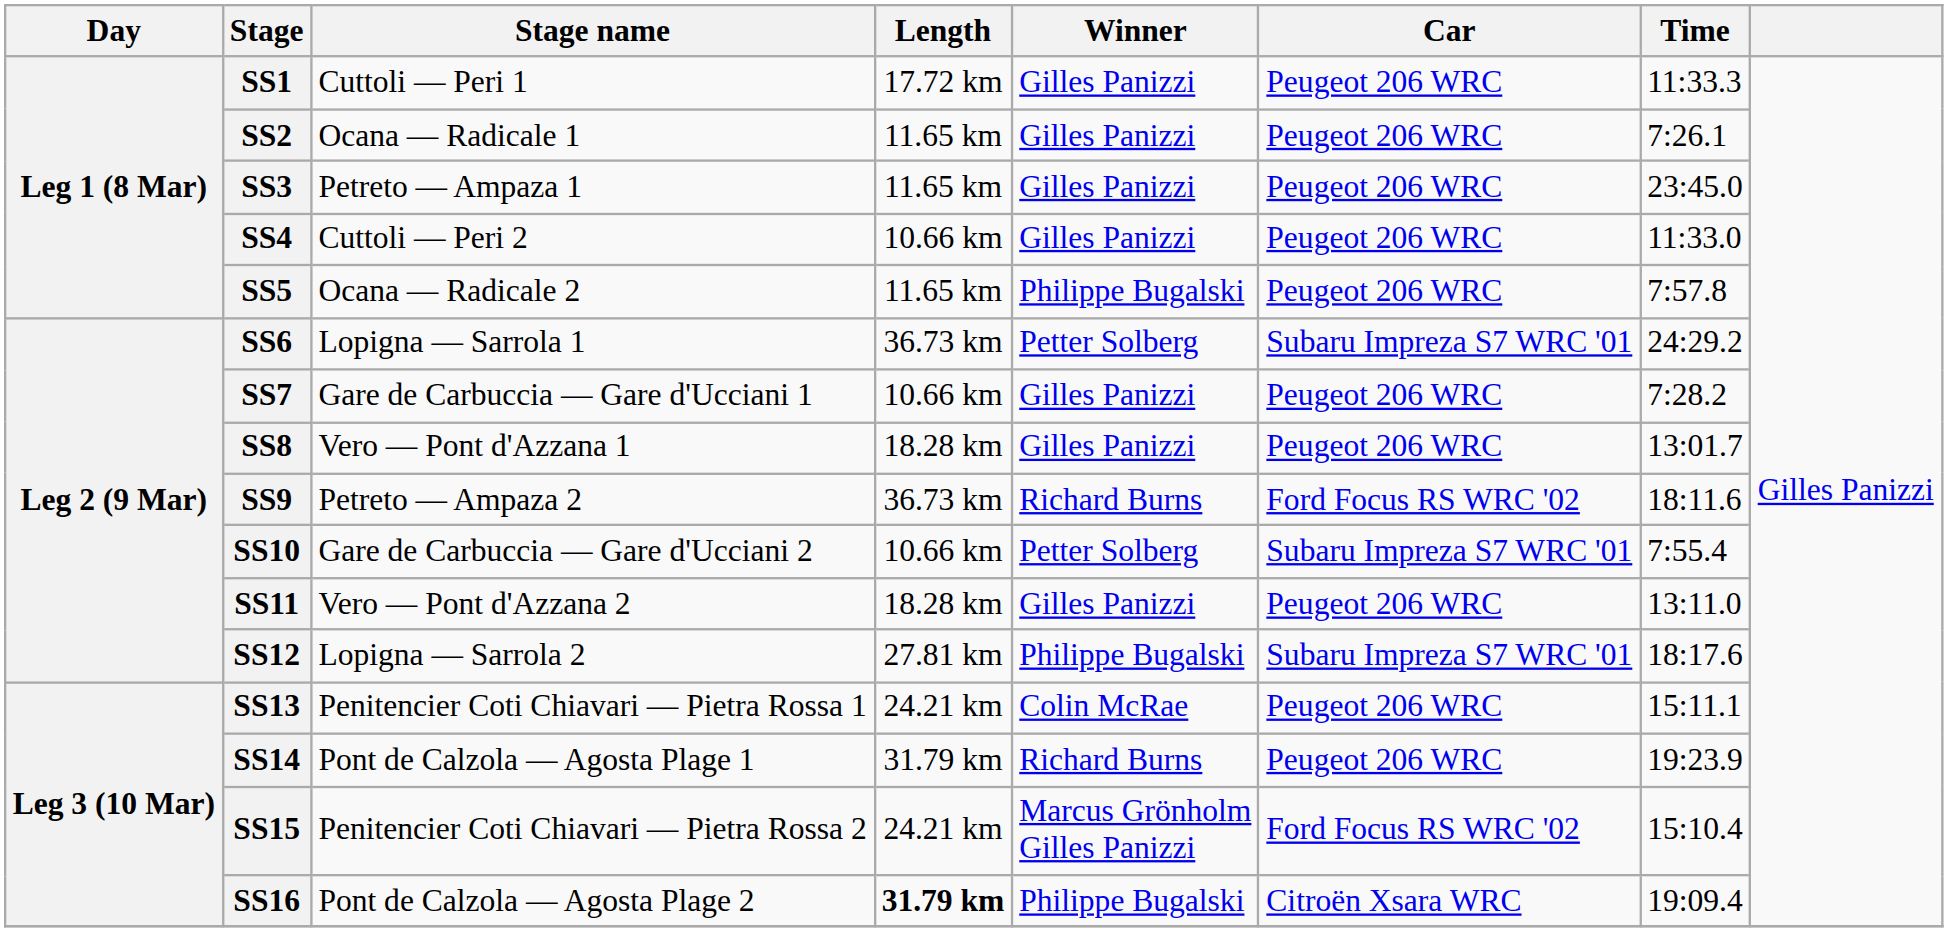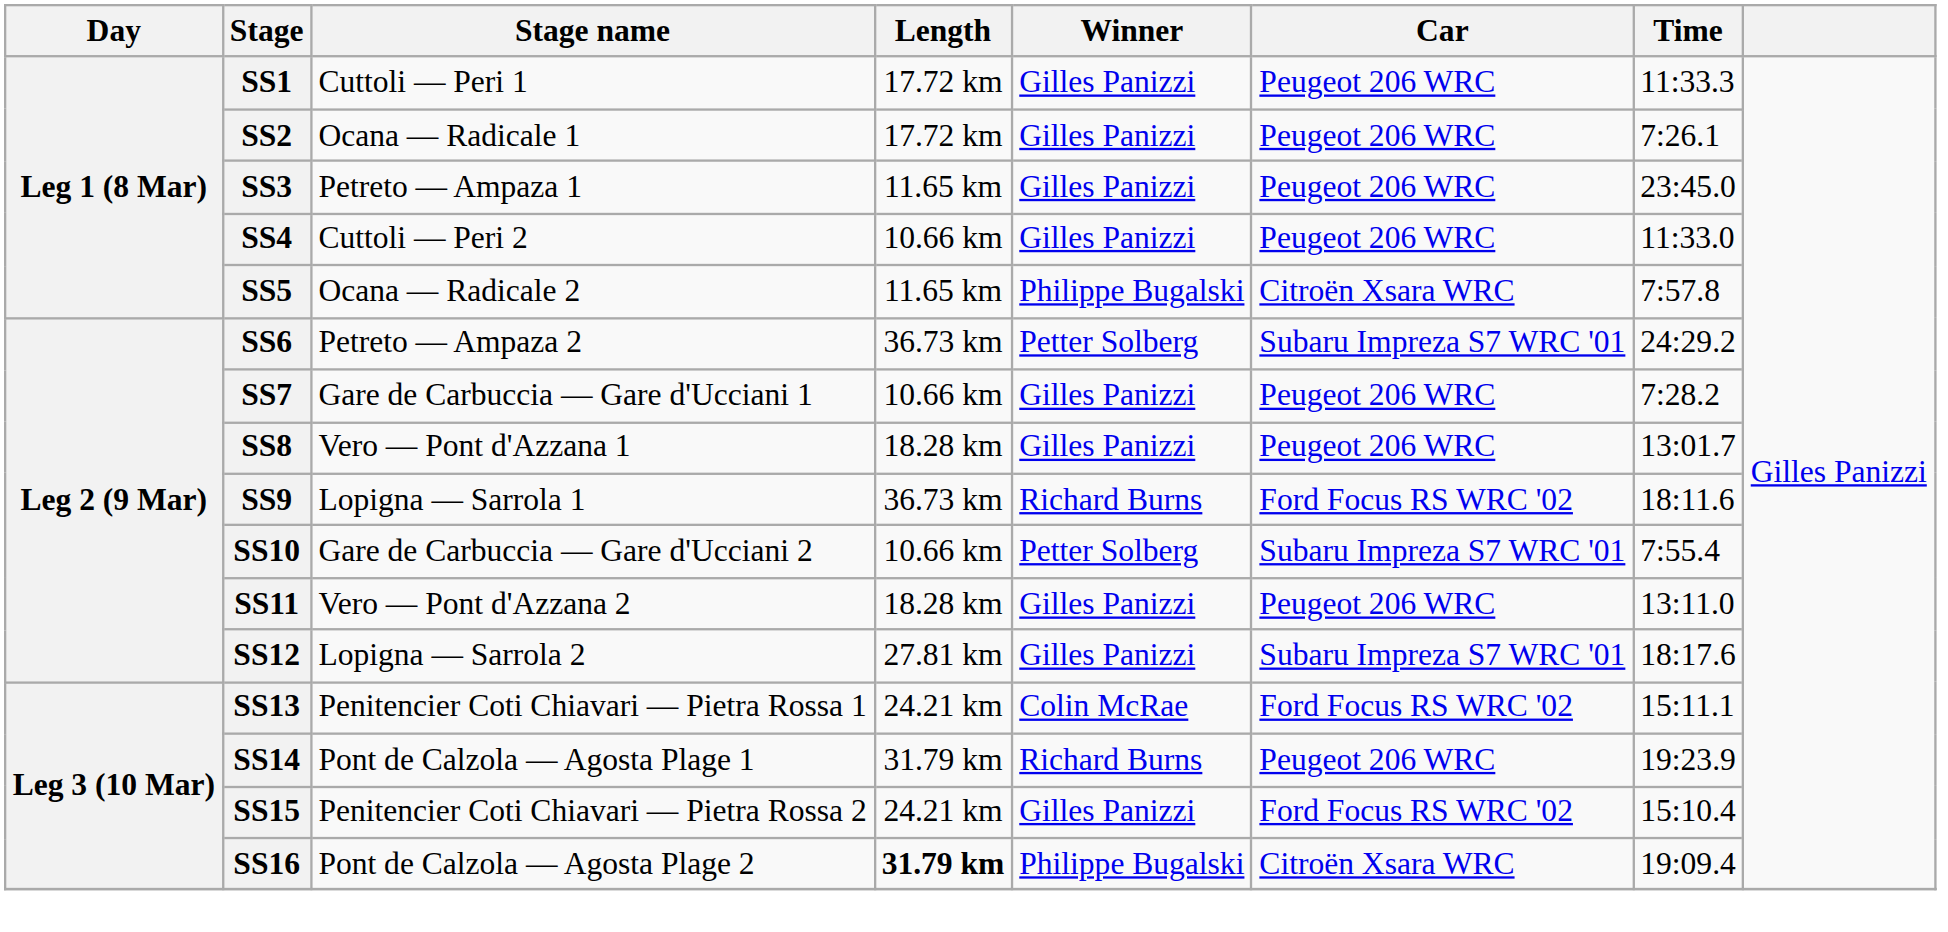(943, 134) 11.65 km -> (943, 134) 17.72 km
(1384, 290) Peugeot 206 WRC -> (1387, 290) Citroën Xsara WRC
(452, 342) Lopigna — Sarrola 1 -> (450, 342) Petreto — Ampaza 2
(450, 498) Petreto — Ampaza 2 -> (452, 498) Lopigna — Sarrola 1
(1132, 654) Philippe Bugalski -> (1107, 654) Gilles Panizzi
(1384, 706) Peugeot 206 WRC -> (1416, 706) Ford Focus RS WRC '02
(1135, 829) Marcus Grönholm Gilles Panizzi -> (1107, 810) Gilles Panizzi
